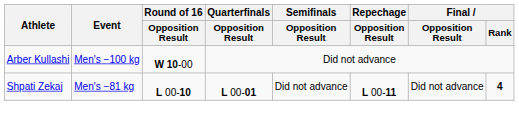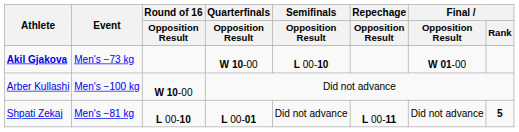+ row: (37, 60)
(500, 87) 4 -> (500, 114) 5
